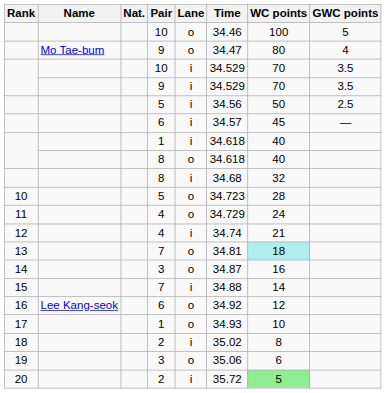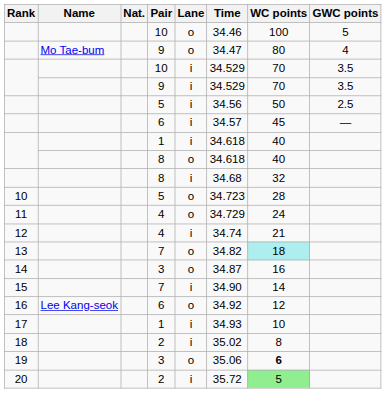(227, 251) 34.81 -> (227, 251) 34.82
(227, 287) 34.88 -> (227, 287) 34.90
(191, 324) o -> (191, 324) i
(279, 360) normal -> (279, 360) bold
